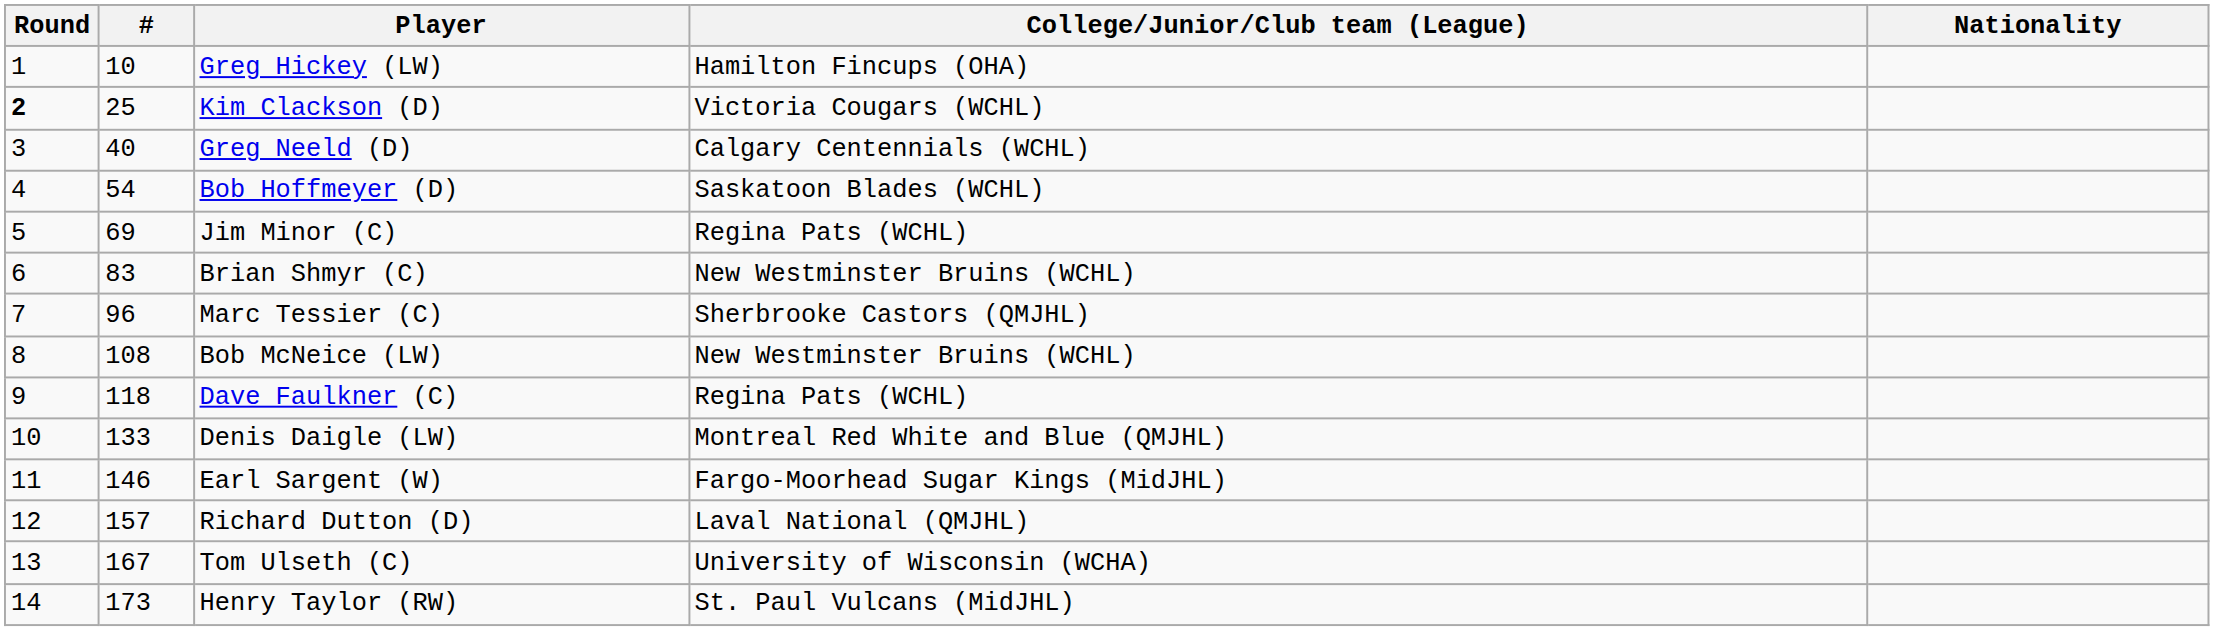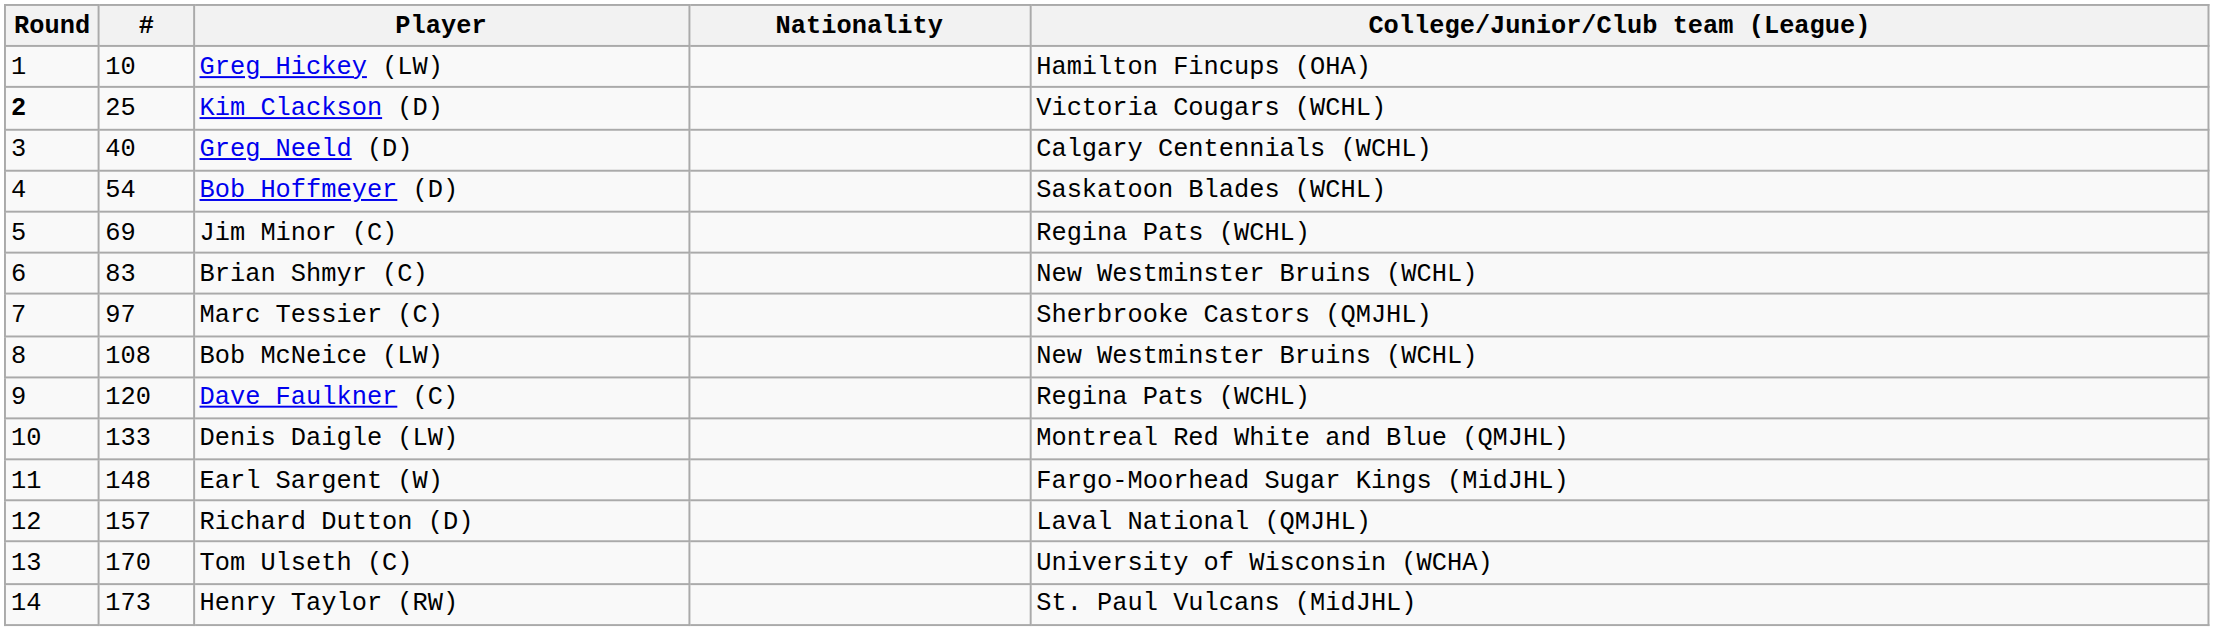columns swapped: (2038, 26) <-> (1278, 26)
(120, 315) 96 -> (120, 315) 97
(128, 397) 118 -> (128, 397) 120
(128, 480) 146 -> (128, 480) 148
(128, 563) 167 -> (128, 563) 170
